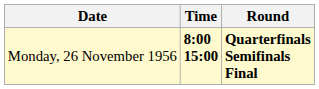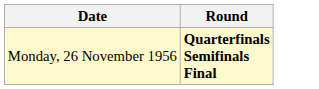- column: (201, 16)
